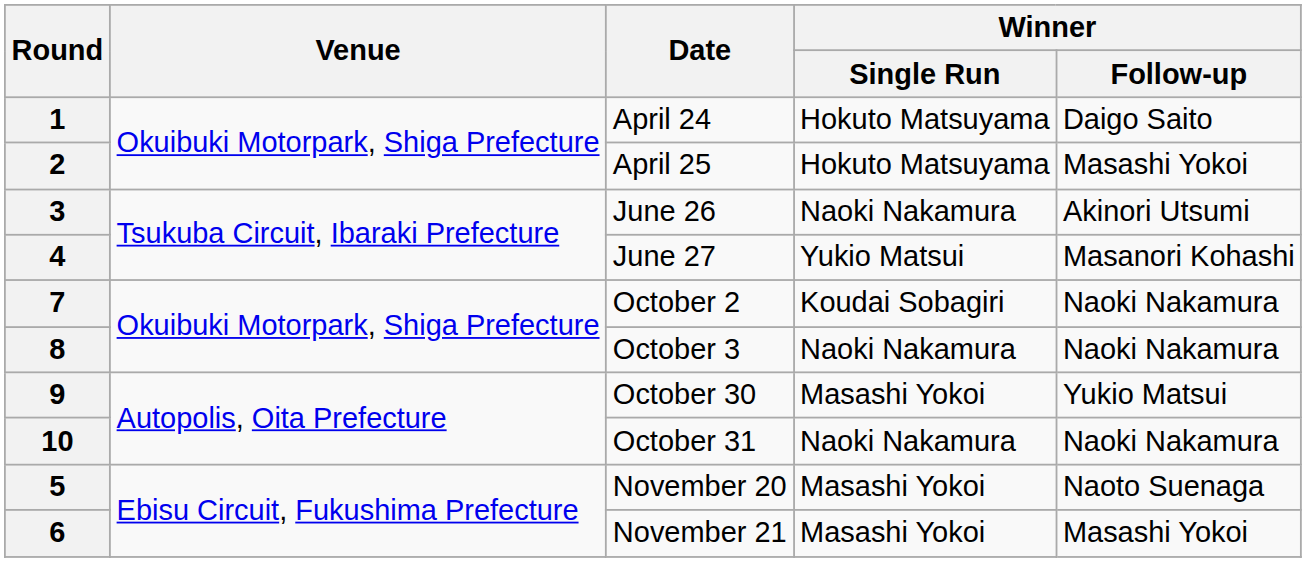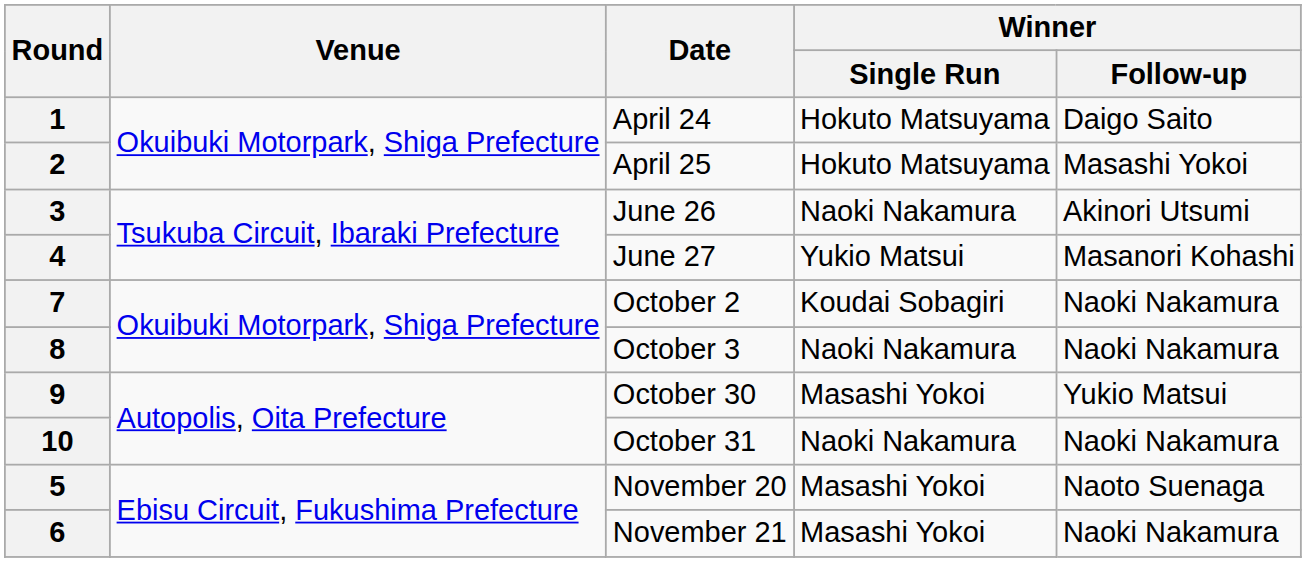(1155, 532) Masashi Yokoi -> (1171, 532) Naoki Nakamura
